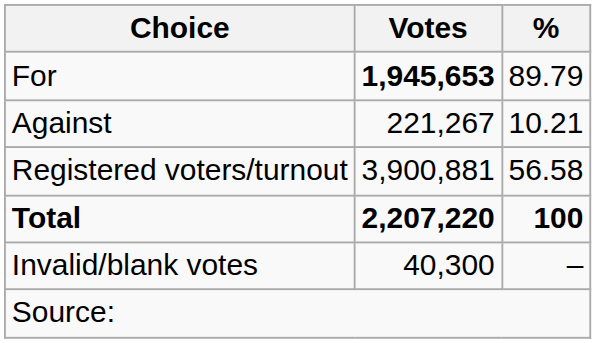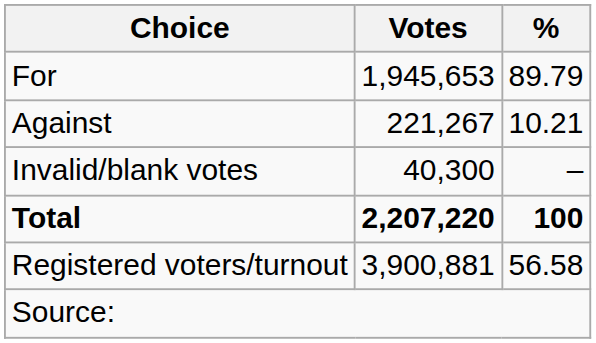(428, 75) bold -> (428, 75) normal
rows swapped: (135, 265) <-> (180, 170)
